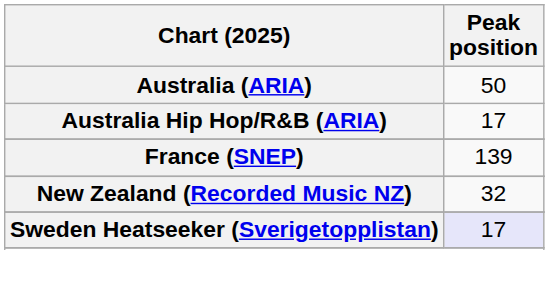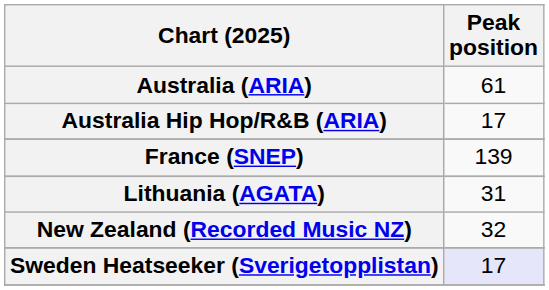(494, 84) 50 -> (494, 84) 61
+ row: (224, 193)
